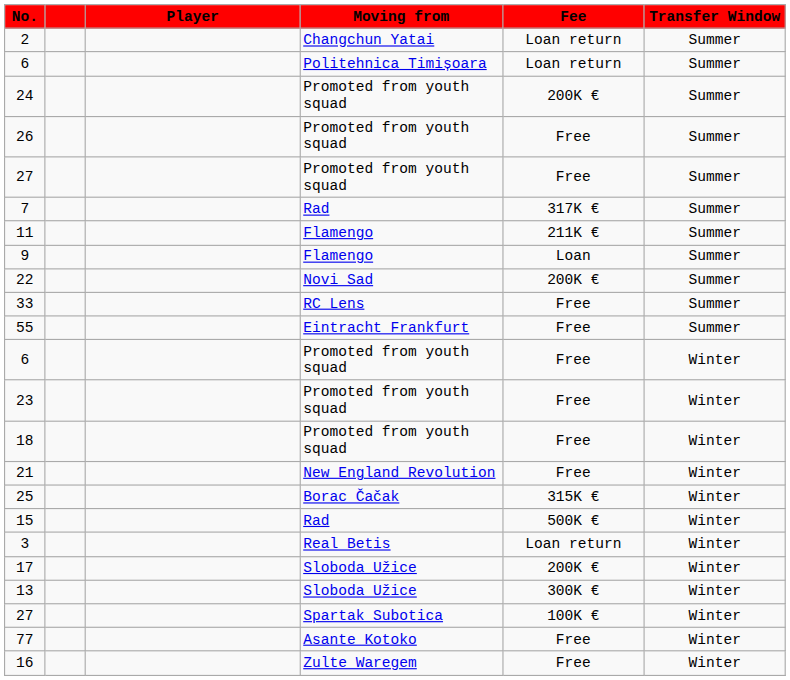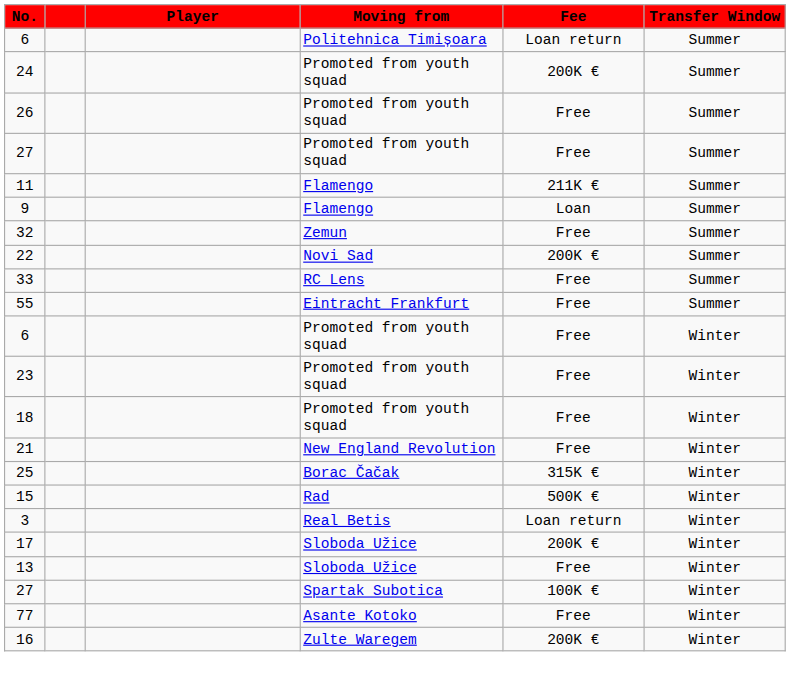- row: (25, 40)
- row: (25, 209)
+ row: (25, 233)
(573, 592) 300K € -> (573, 568) Free
(573, 663) Free -> (573, 639) 200K €
